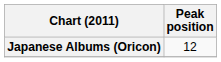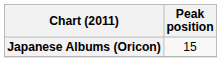(190, 47) 12 -> (190, 47) 15
